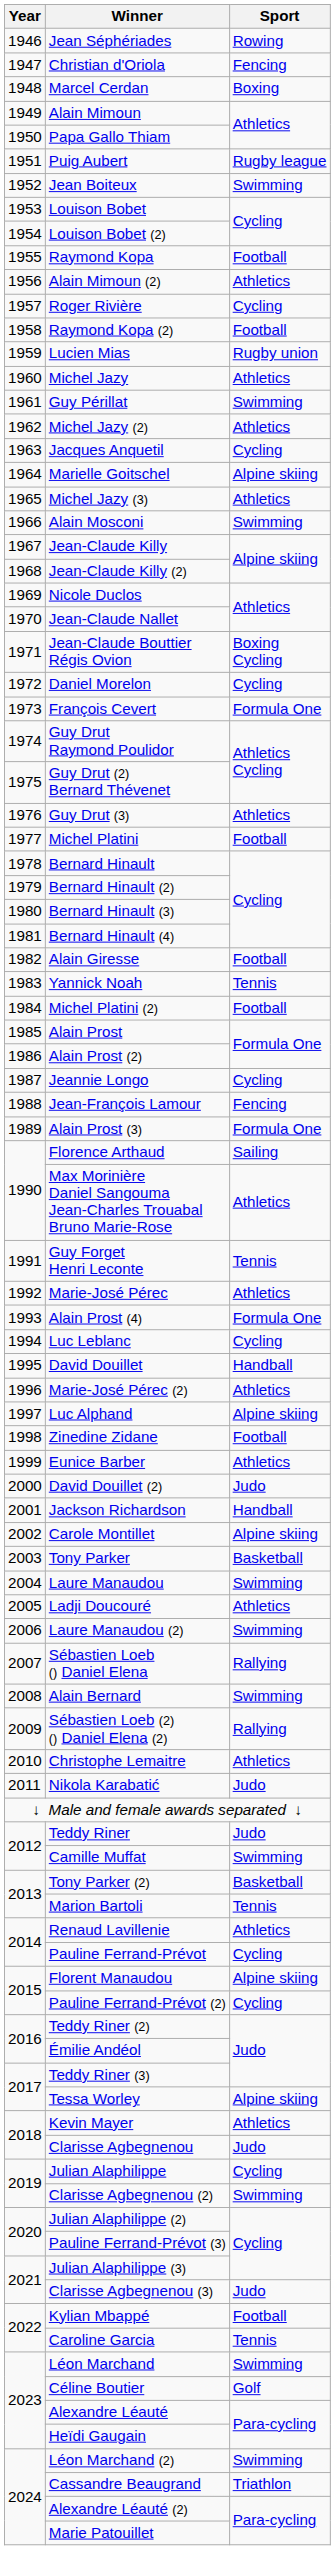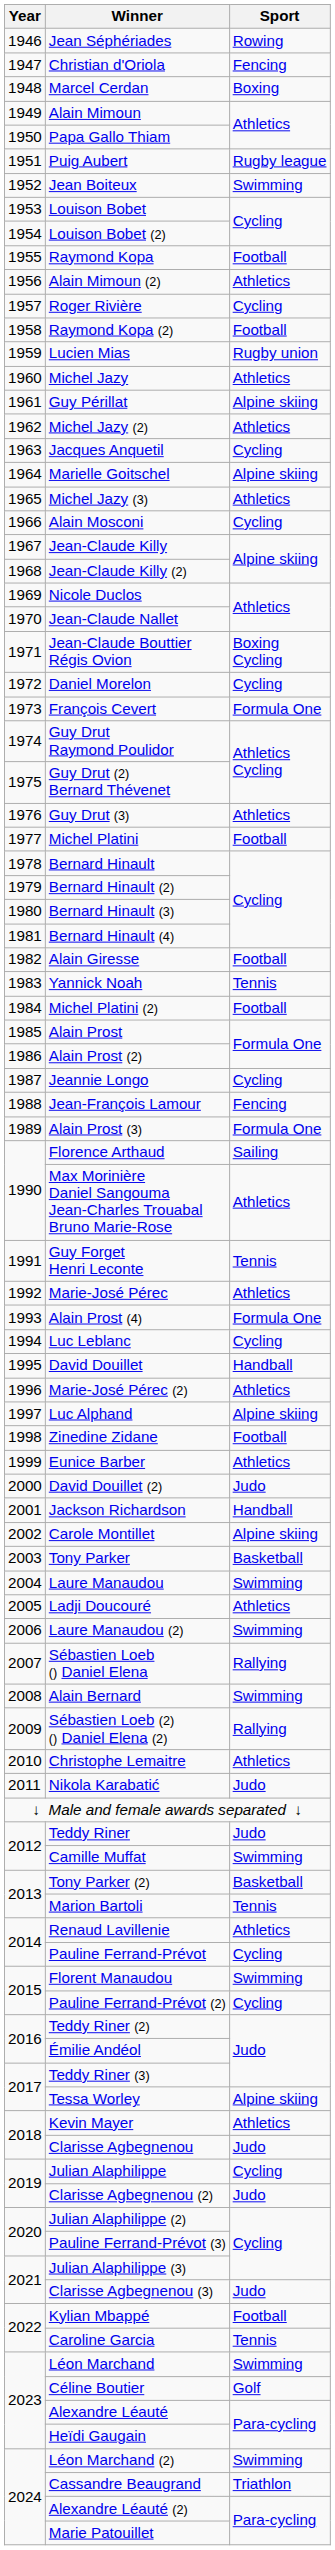(268, 402) Swimming -> (275, 402) Alpine skiing
(268, 522) Swimming -> (258, 522) Cycling
(275, 1978) Alpine skiing -> (268, 1978) Swimming
(268, 2195) Swimming -> (249, 2195) Judo
